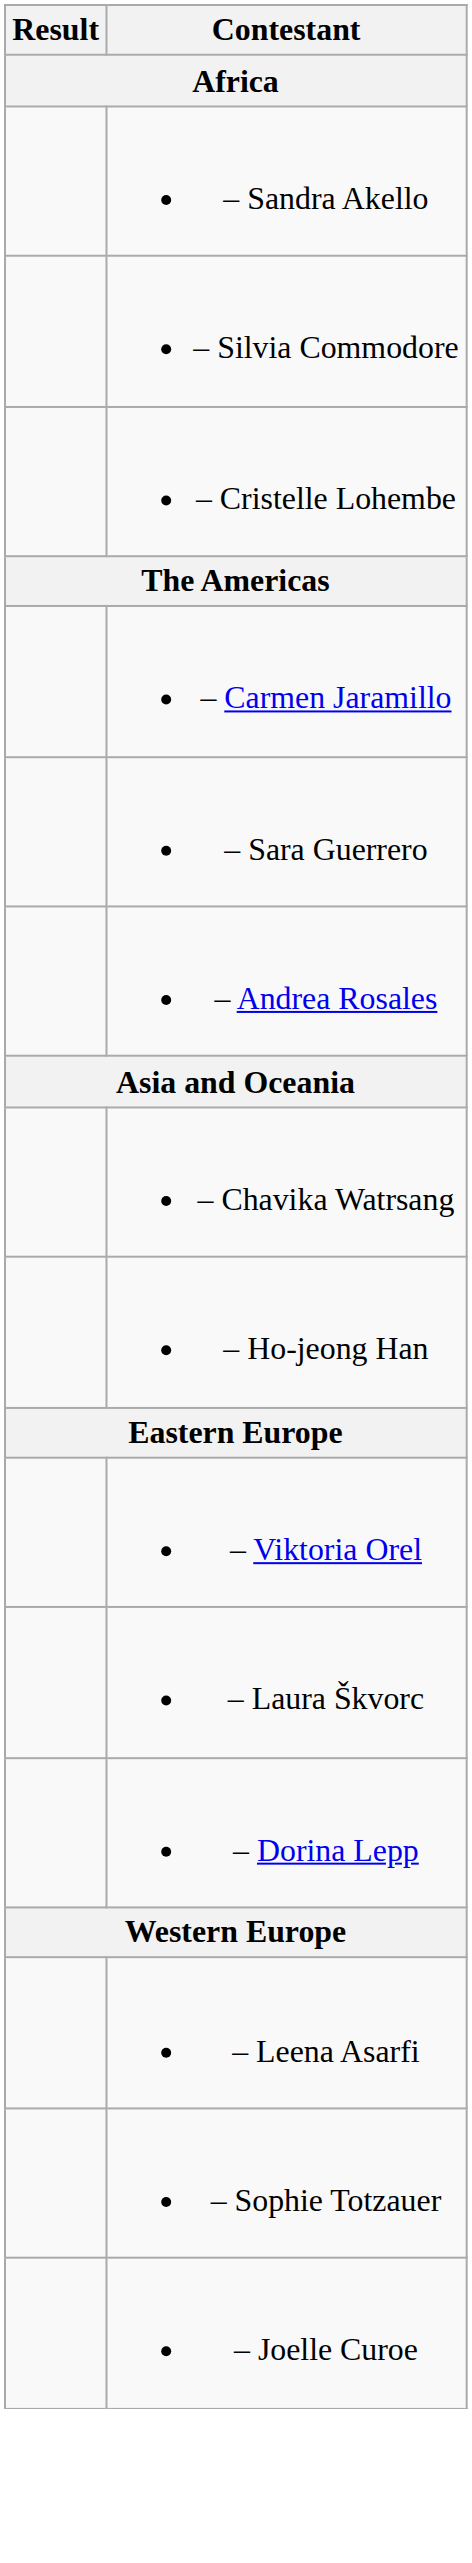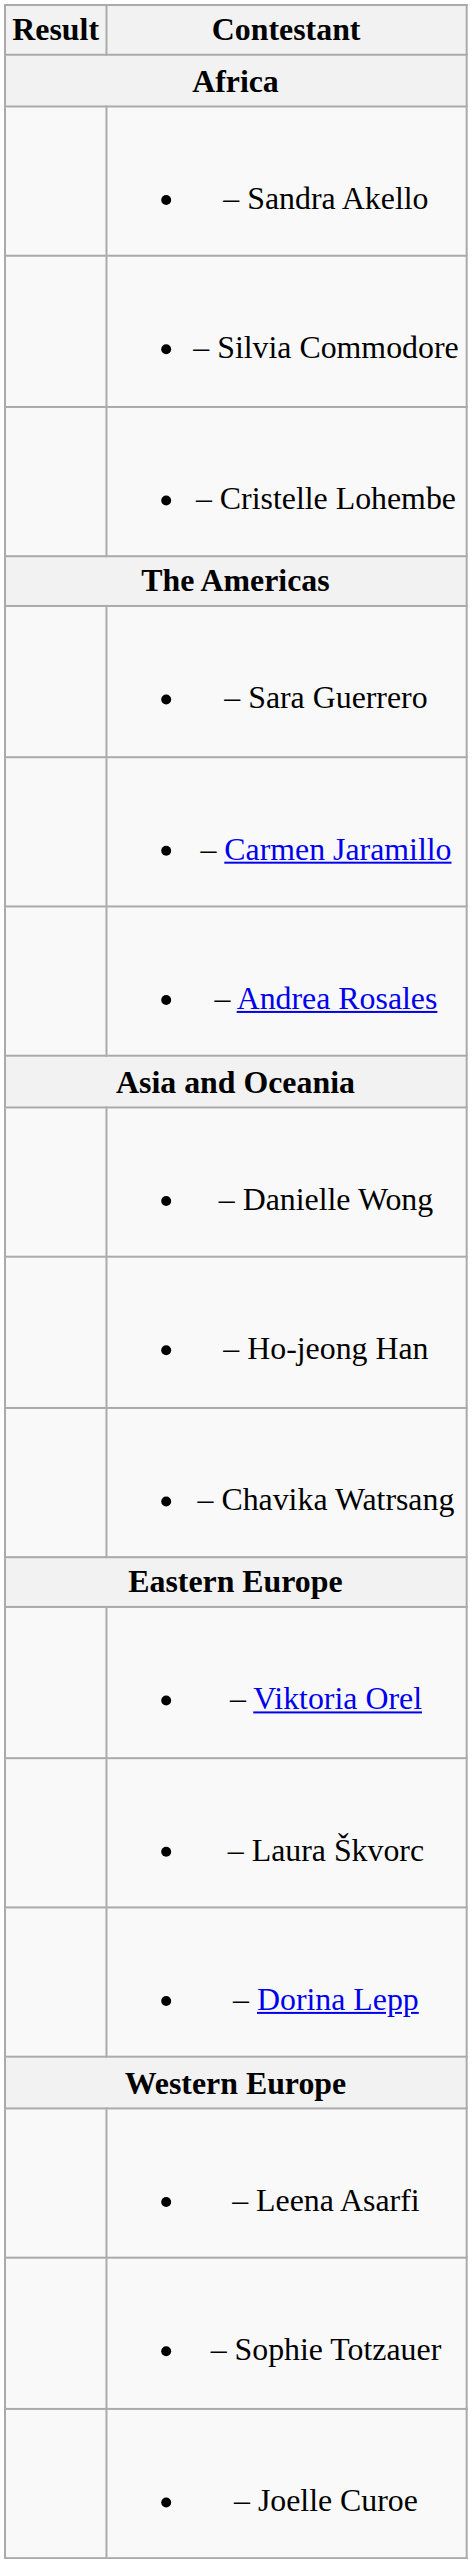rows swapped: (286, 849) <-> (286, 699)
+ row: (286, 1200)
rows swapped: (286, 1200) <-> (286, 1350)
